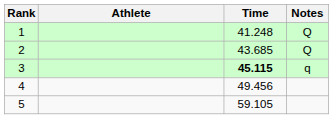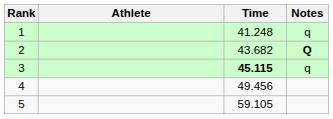(307, 31) Q -> (307, 31) q
(255, 50) 43.685 -> (255, 50) 43.682
(307, 50) normal -> (307, 50) bold
